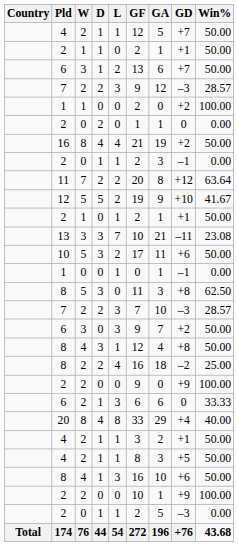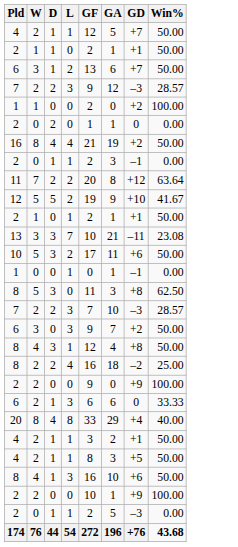- column: (28, 13)
